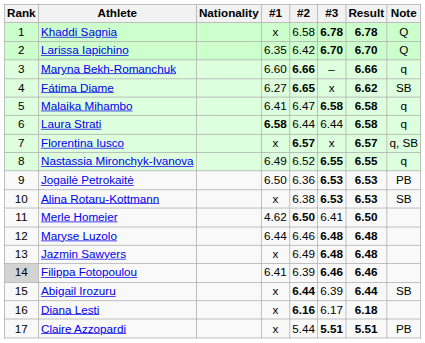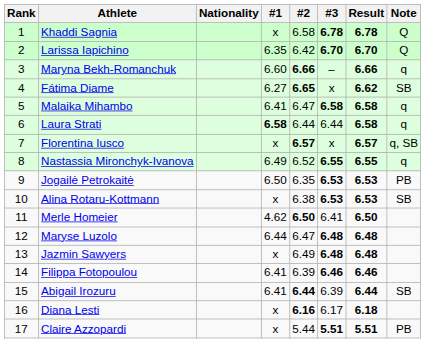(304, 180) 6.36 -> (304, 180) 6.35
(304, 236) 6.46 -> (304, 236) 6.47
(21, 273) lightgrey background -> (21, 273) no background
(275, 291) x -> (275, 291) 6.41
